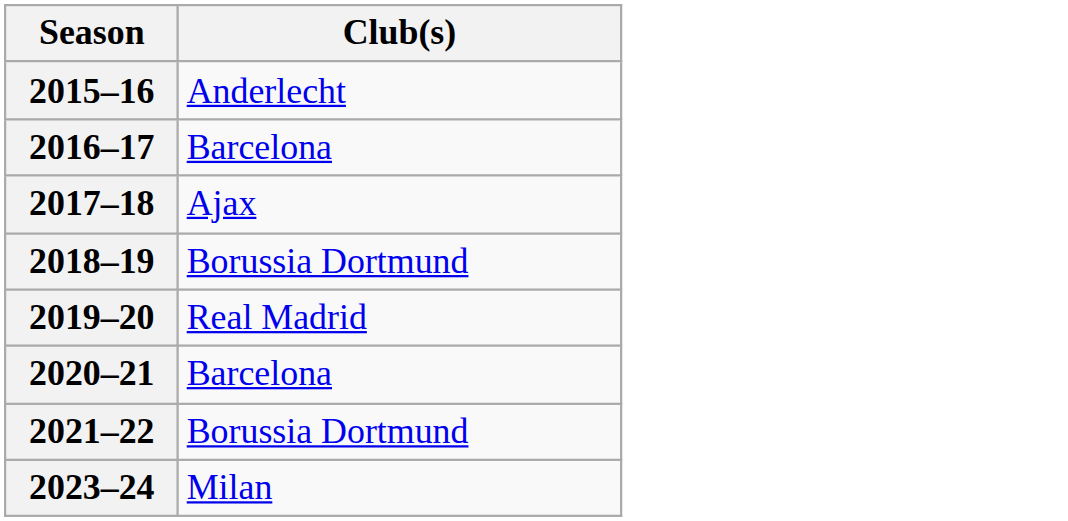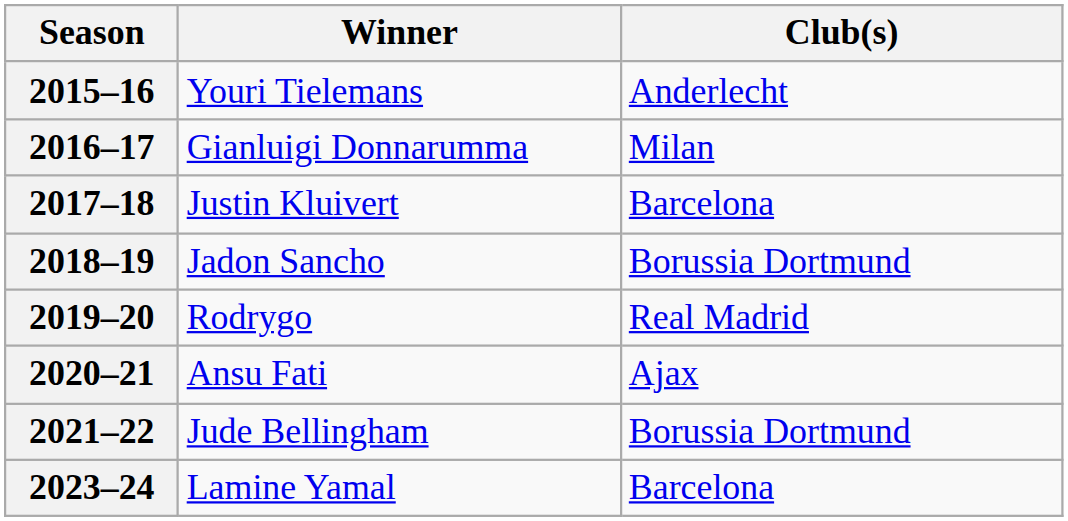+ column: (400, 32)
(259, 146) Barcelona -> (672, 146) Milan
(222, 203) Ajax -> (701, 203) Barcelona
(259, 373) Barcelona -> (664, 373) Ajax
(230, 487) Milan -> (701, 487) Barcelona
